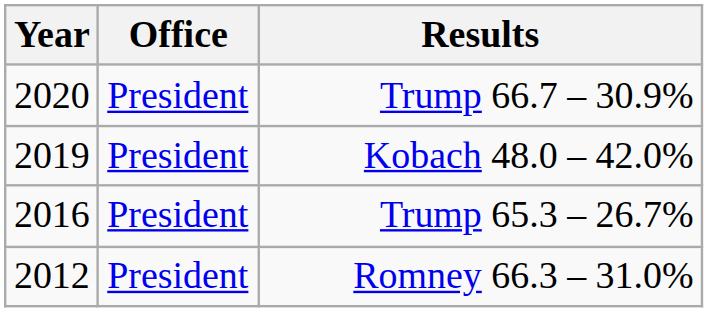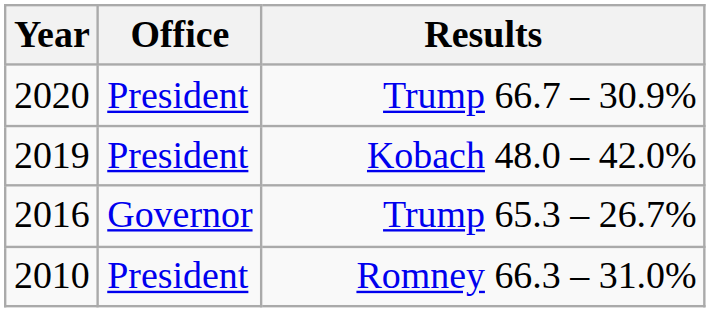(178, 214) President -> (180, 214) Governor
(52, 275) 2012 -> (52, 275) 2010
